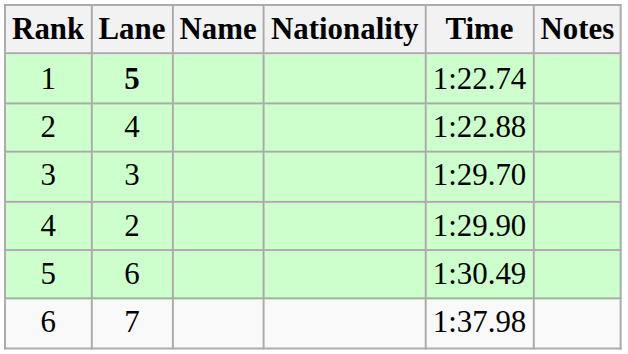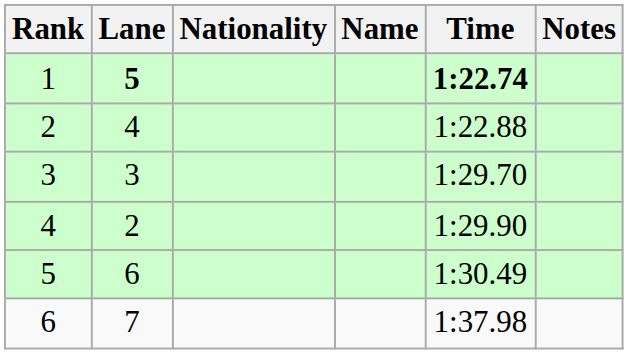columns swapped: (218, 28) <-> (345, 28)
(480, 77) normal -> (480, 77) bold
